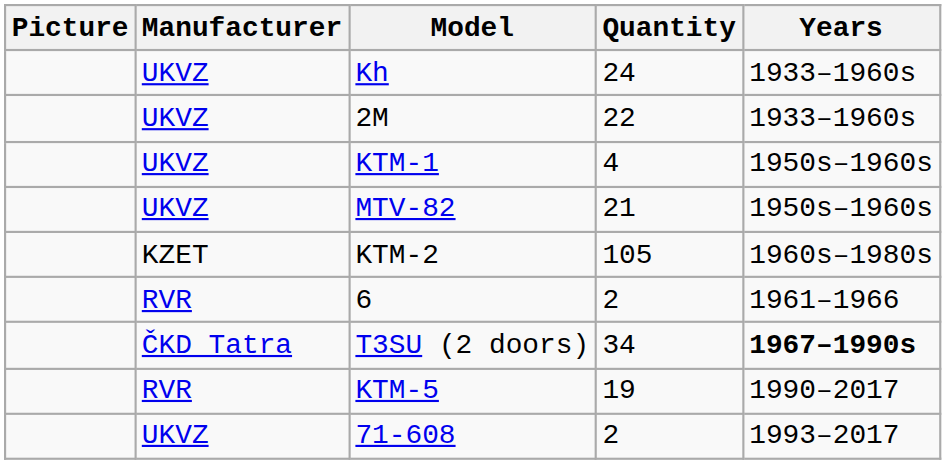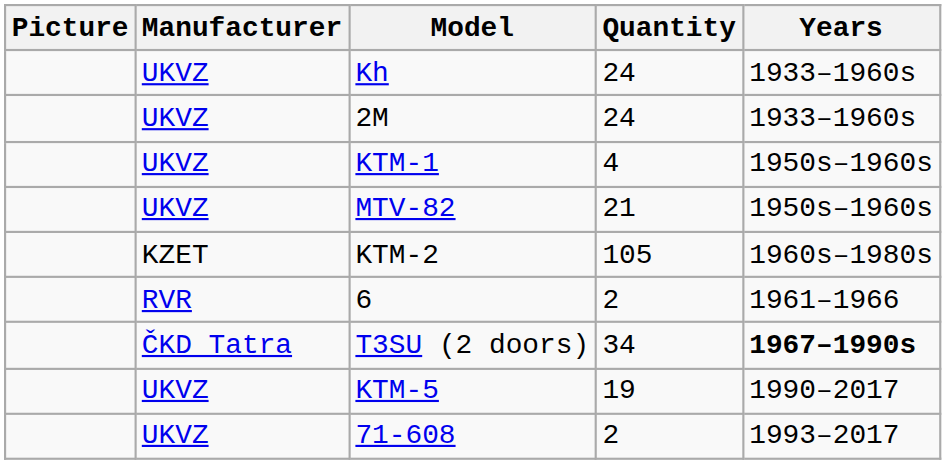(619, 118) 22 -> (619, 118) 24
(167, 390) RVR -> (175, 390) UKVZ
